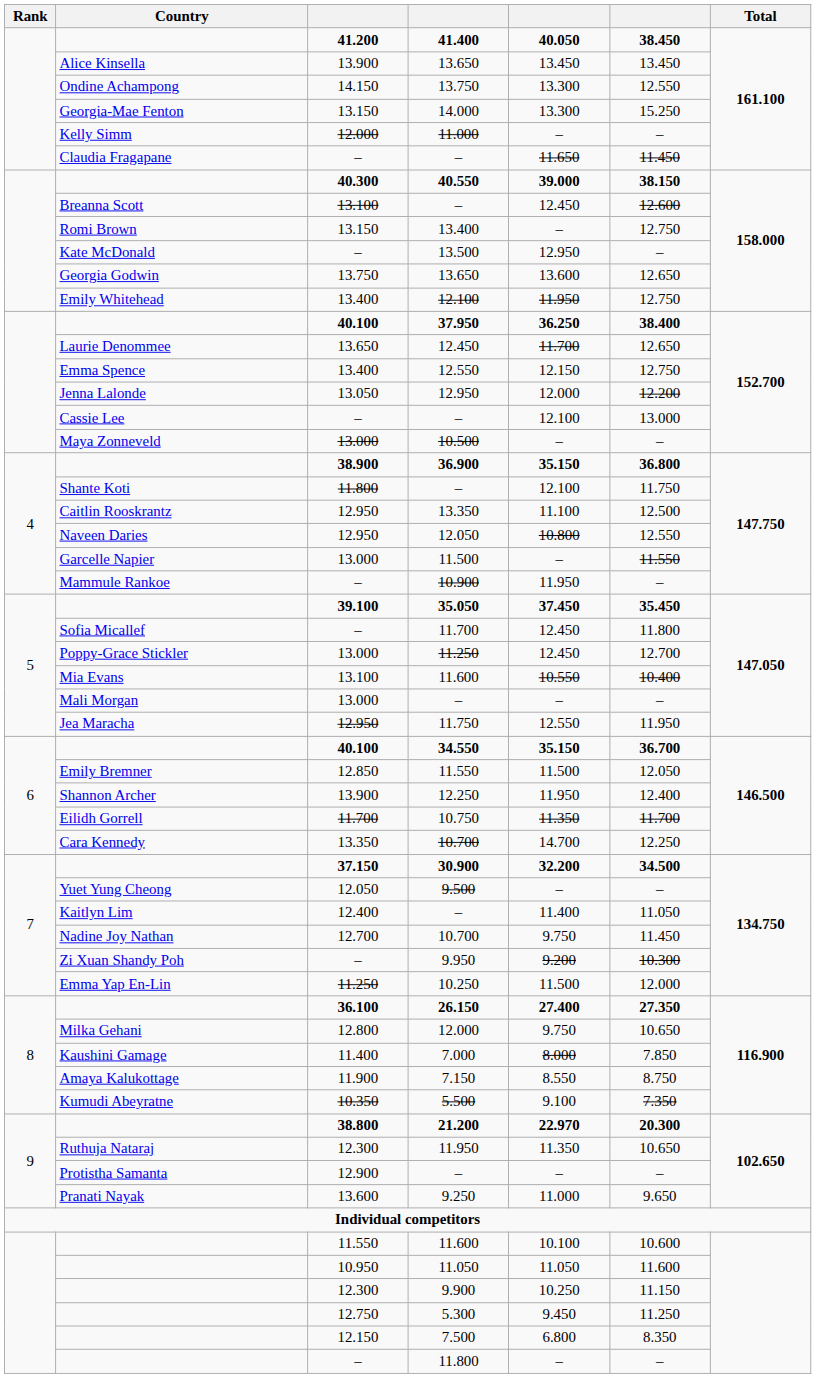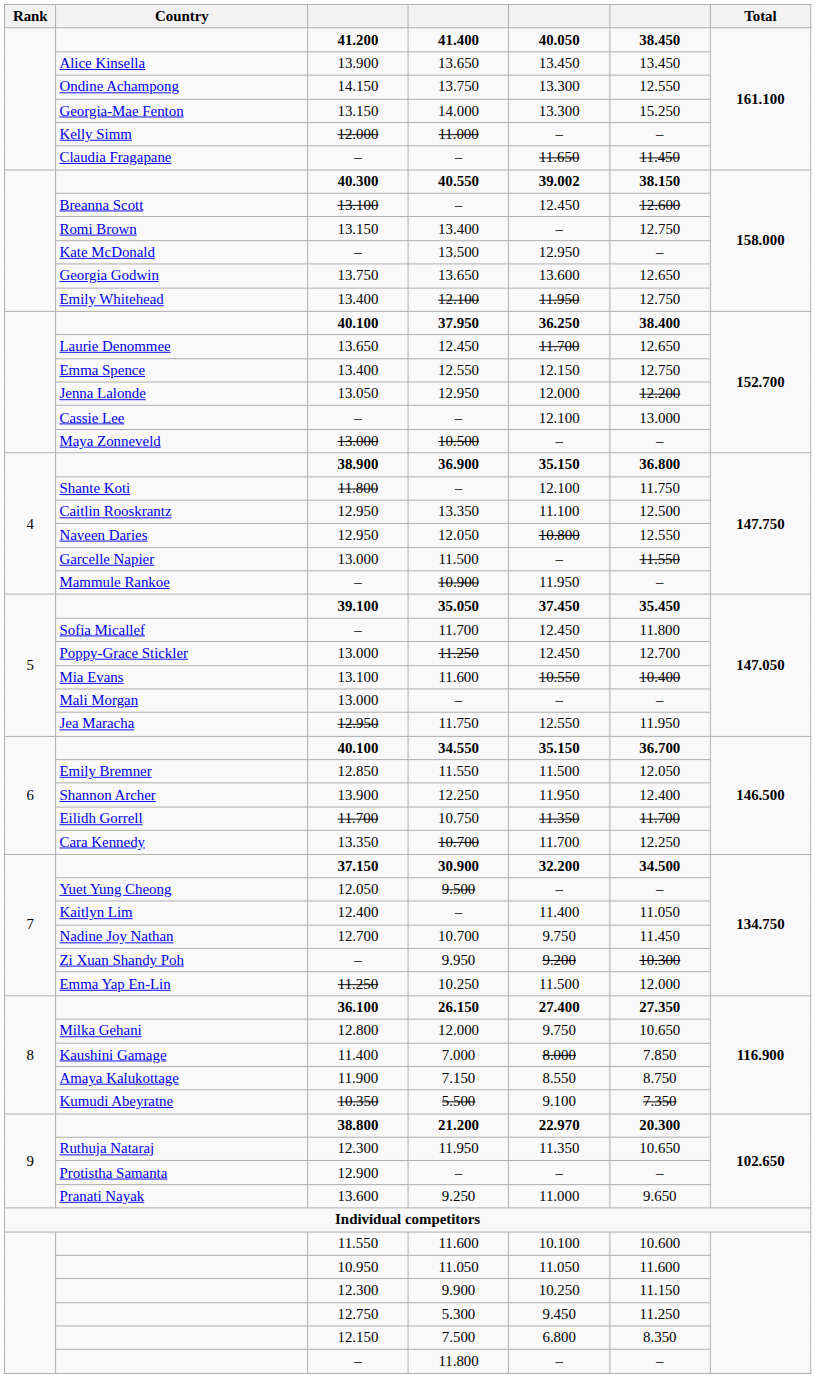(559, 181) 39.000 -> (559, 181) 39.002
(559, 842) 14.700 -> (559, 842) 11.700
